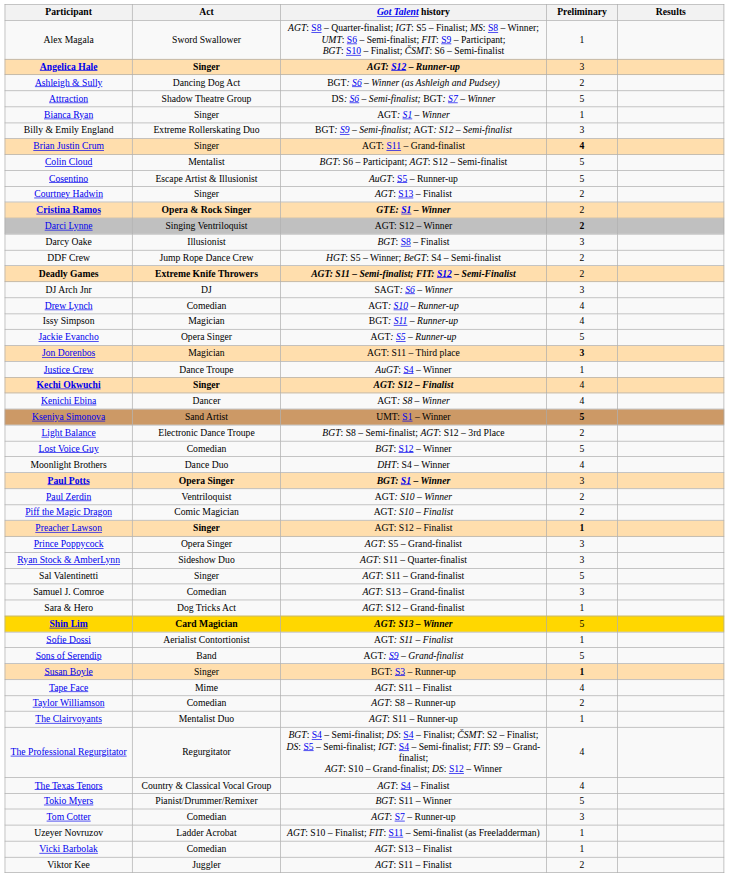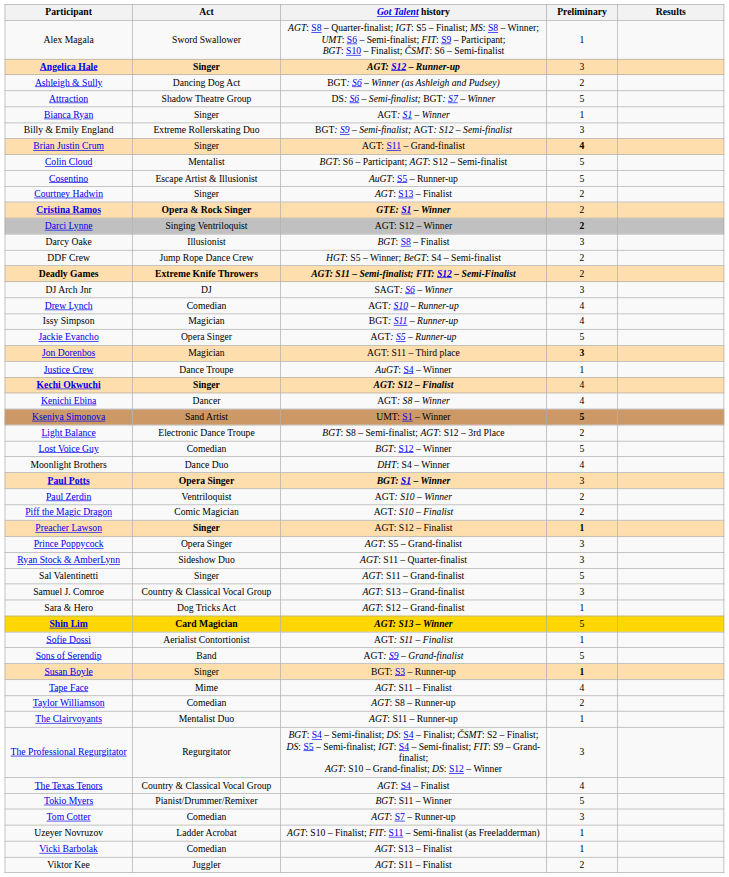(206, 592) Comedian -> (206, 592) Country & Classical Vocal Group
(582, 752) 4 -> (582, 752) 3
